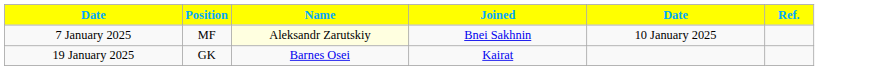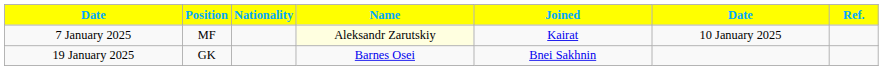+ column: (264, 15)
(498, 35) Bnei Sakhnin -> (563, 35) Kairat
(498, 55) Kairat -> (563, 55) Bnei Sakhnin
